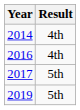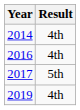(56, 94) 5th -> (56, 94) 4th
